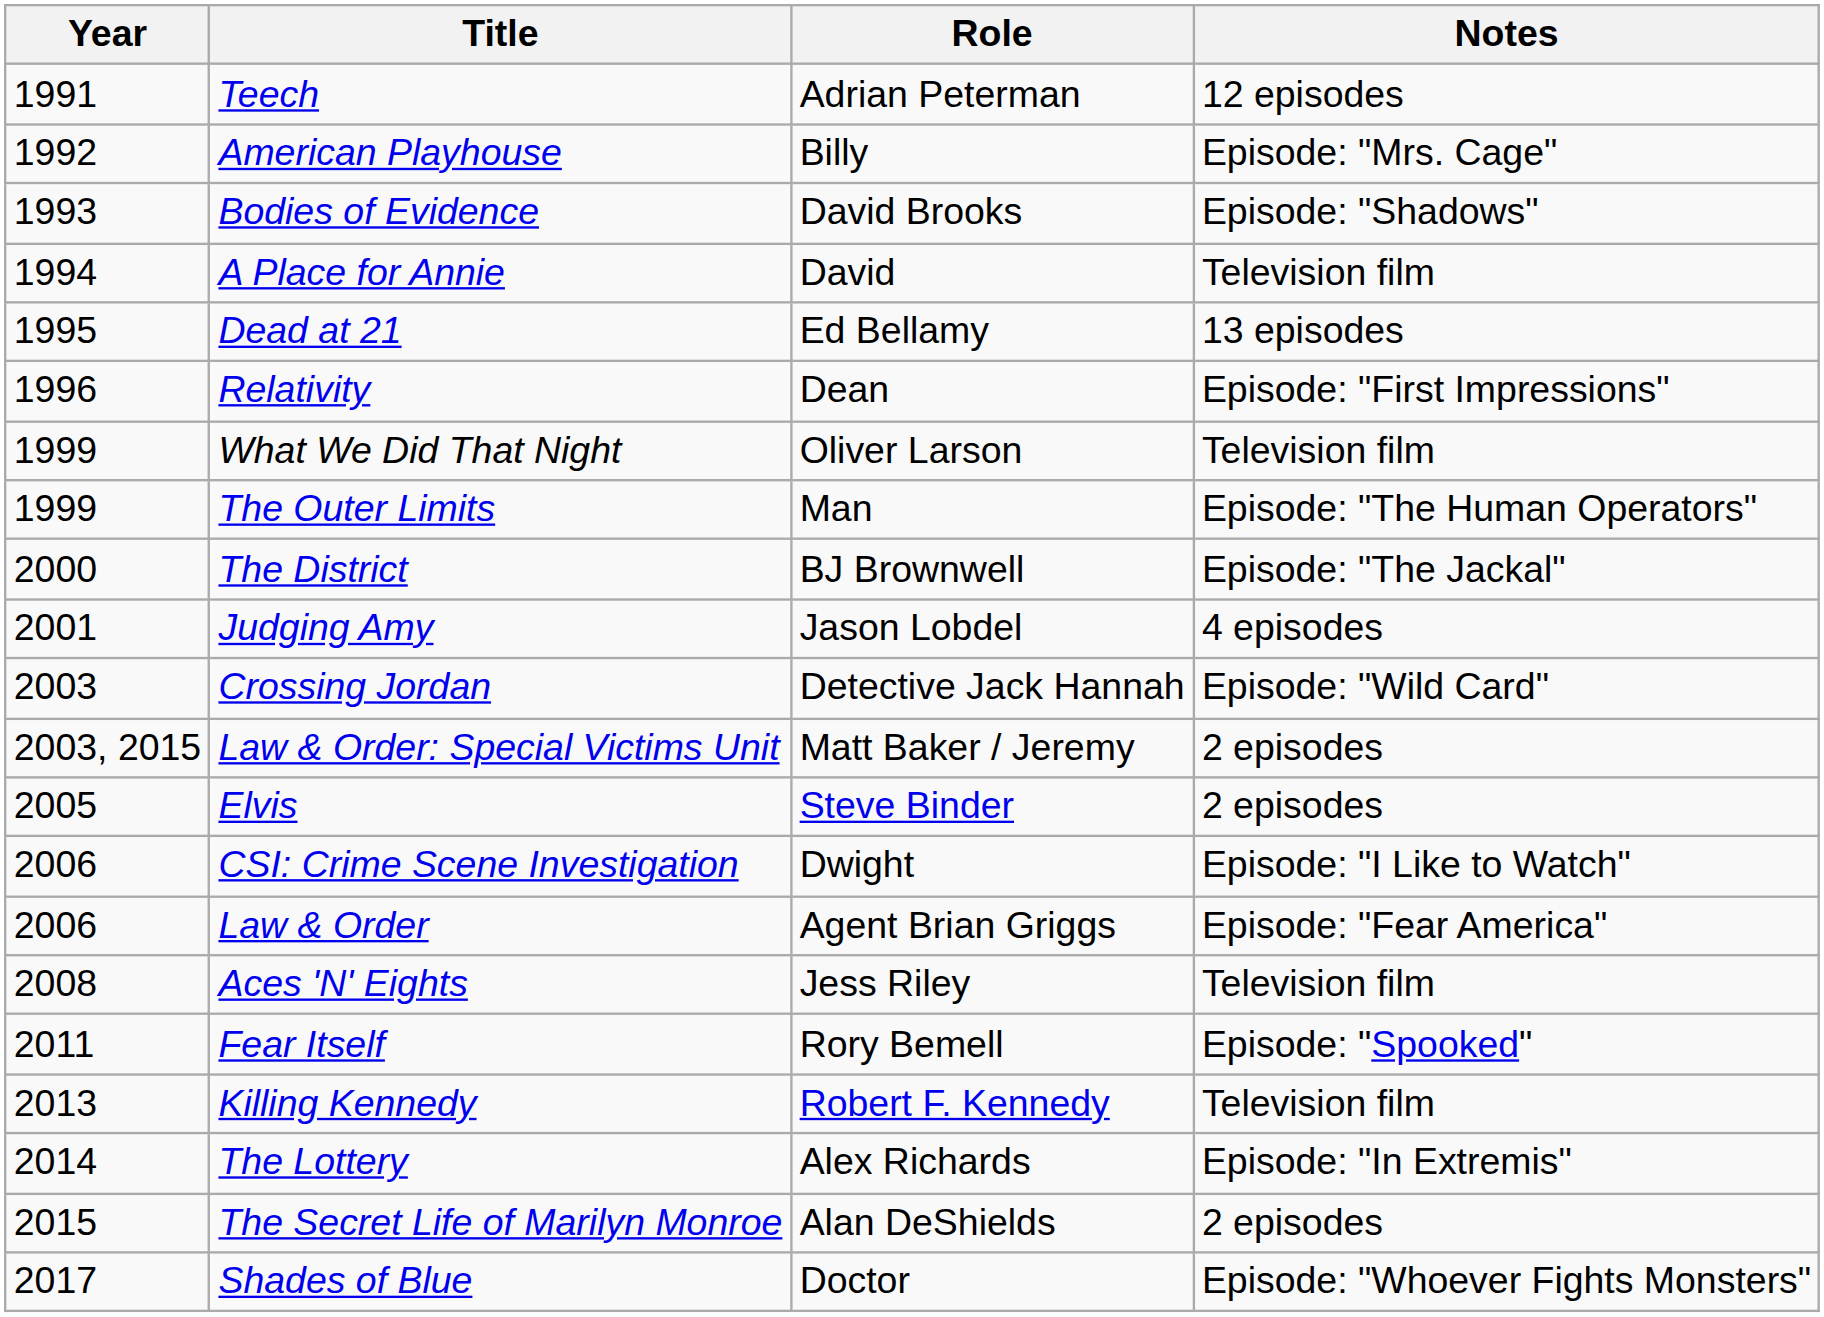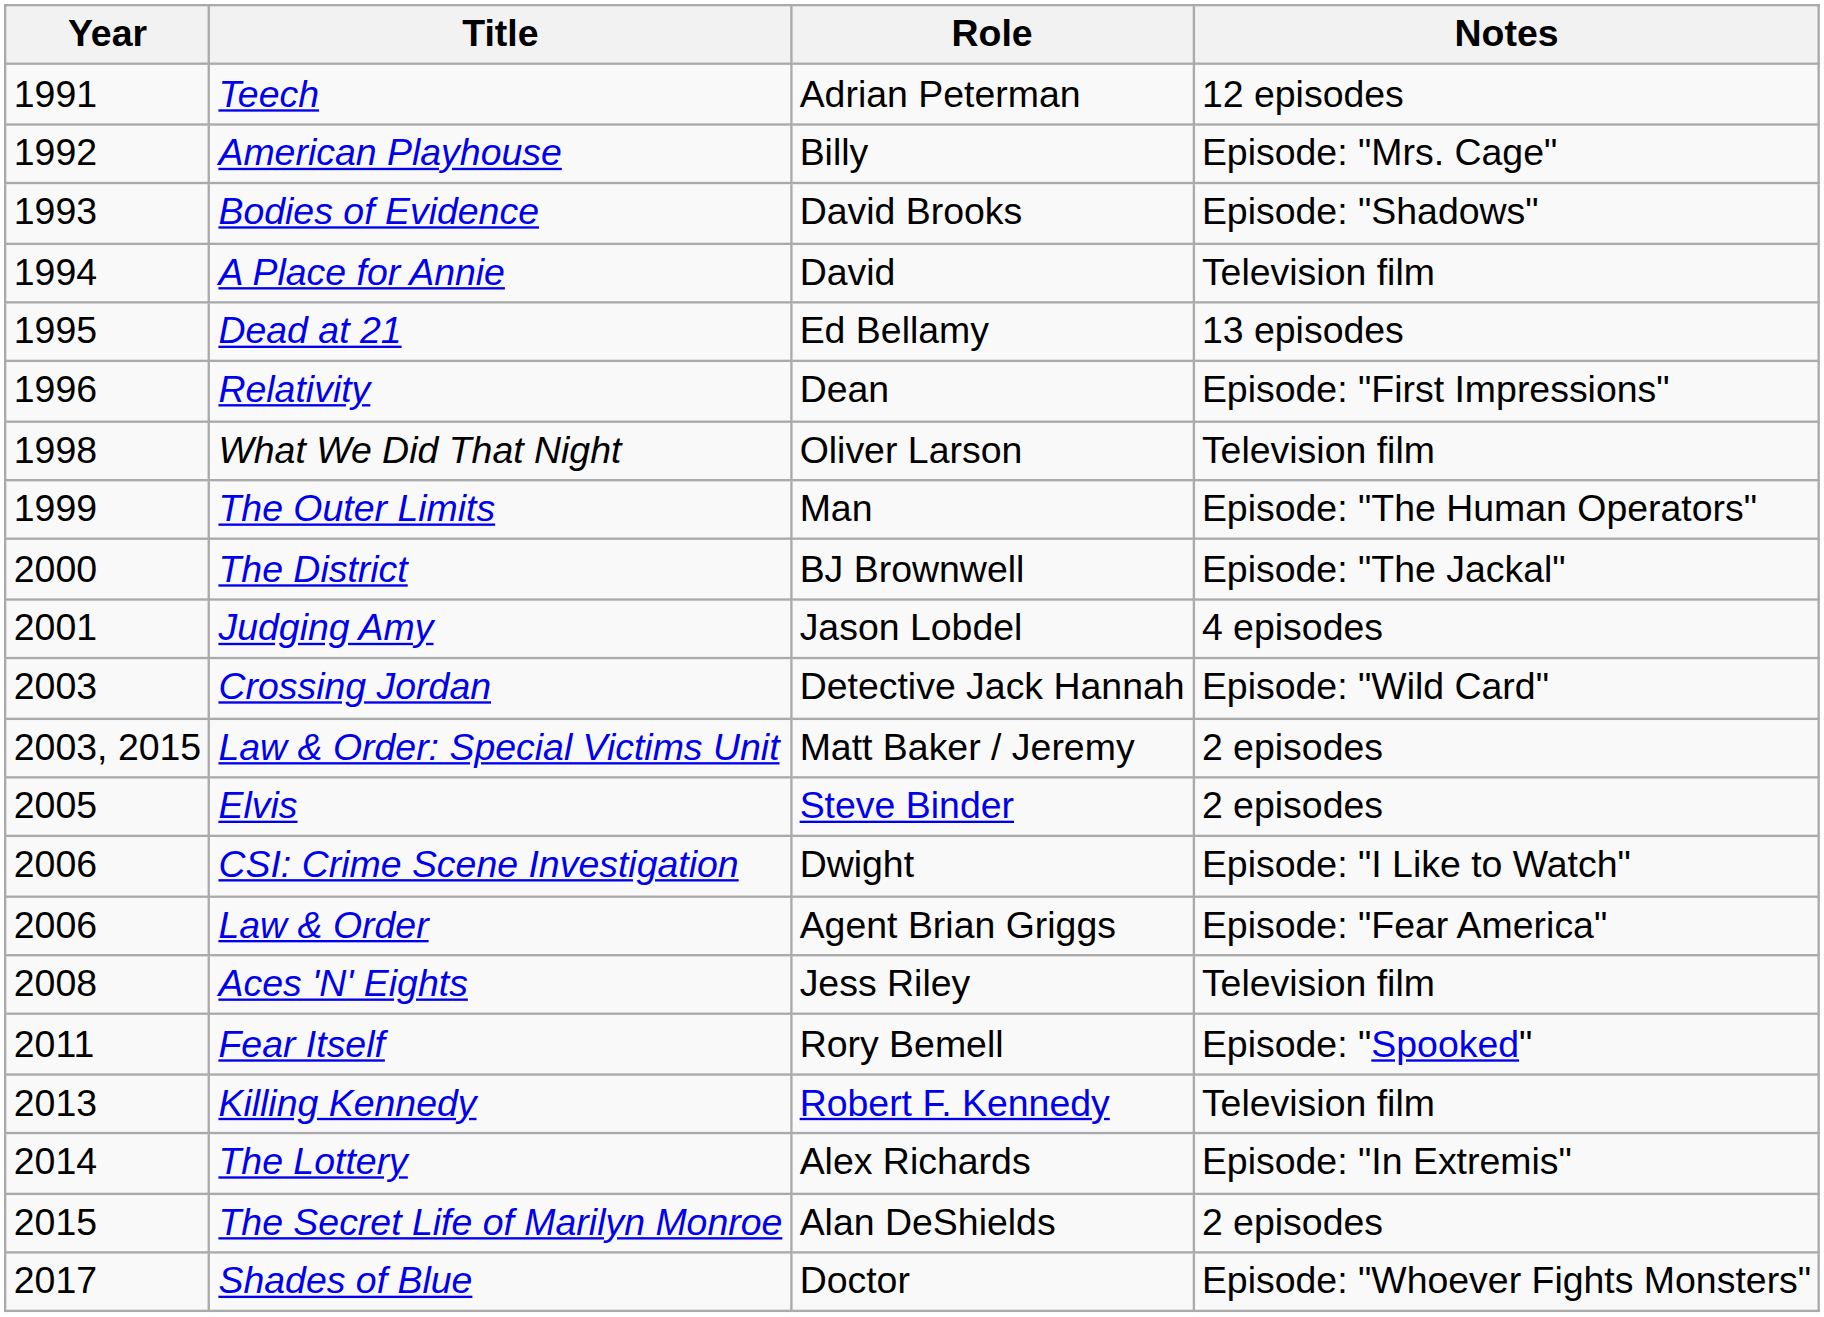(55, 449) 1999 -> (55, 449) 1998
